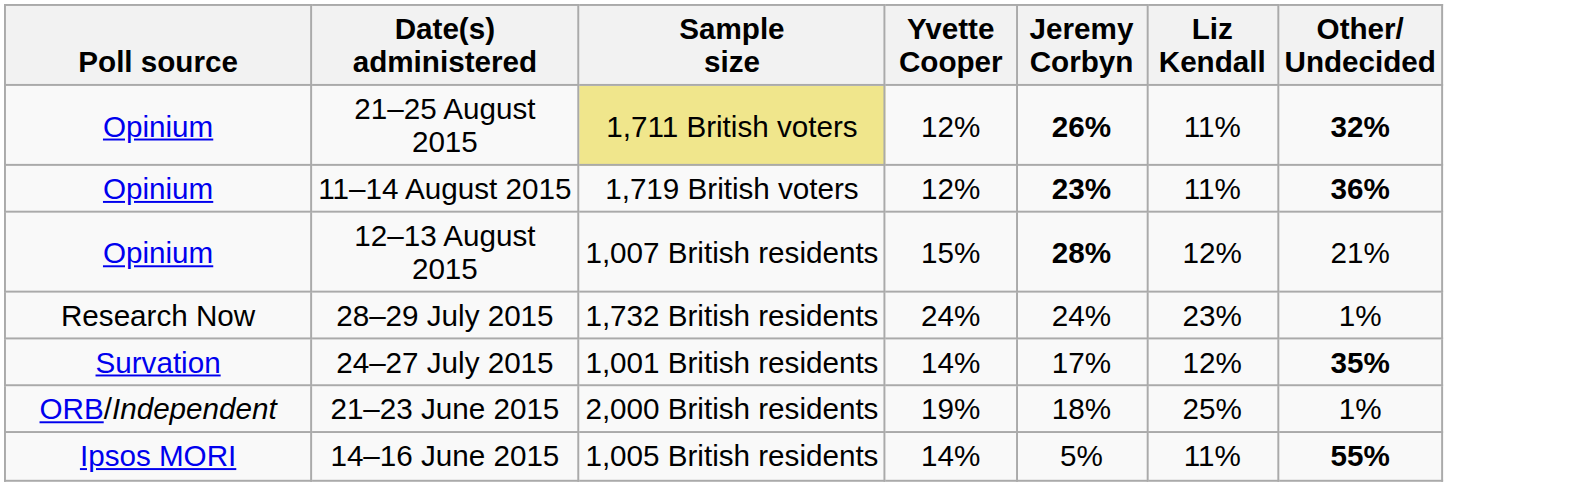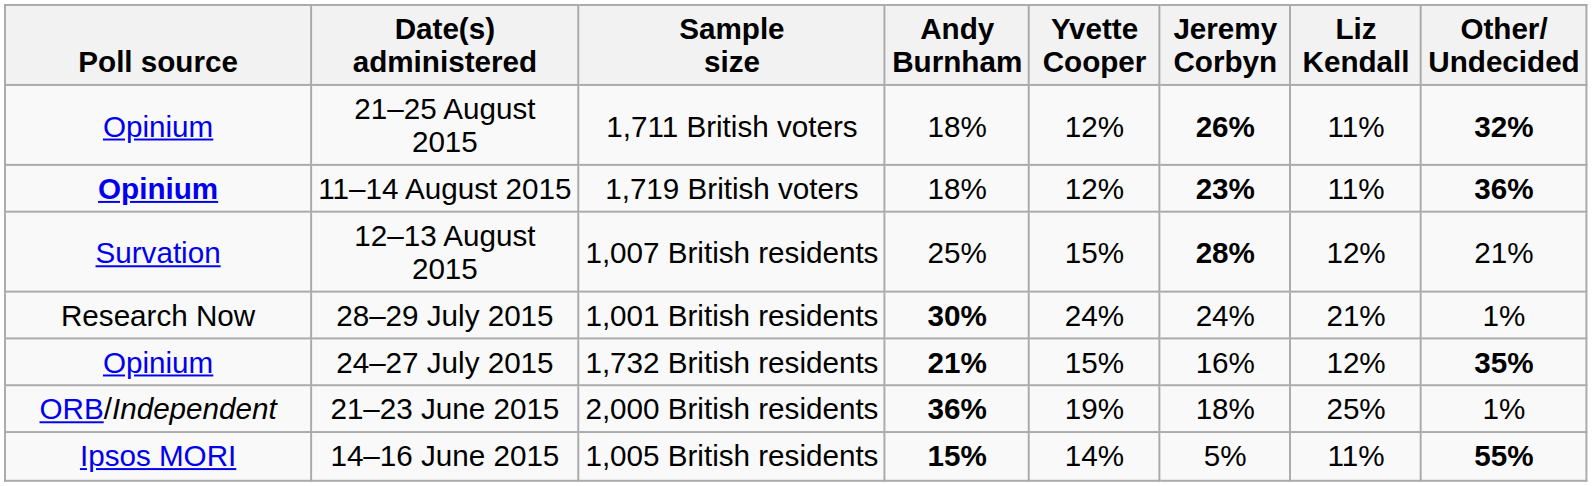+ column: (957, 45)
(732, 125) khaki background -> (732, 125) no background
(158, 189) normal -> (158, 189) bold
(158, 252) Opinium -> (158, 252) Survation
(732, 316) 1,732 British residents -> (732, 316) 1,001 British residents
(1212, 316) 23% -> (1356, 316) 21%
(158, 363) Survation -> (158, 363) Opinium
(732, 363) 1,001 British residents -> (732, 363) 1,732 British residents
(951, 363) 14% -> (1095, 363) 15%
(1081, 363) 17% -> (1225, 363) 16%
